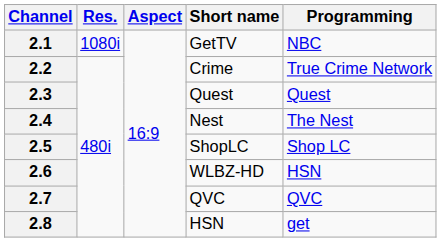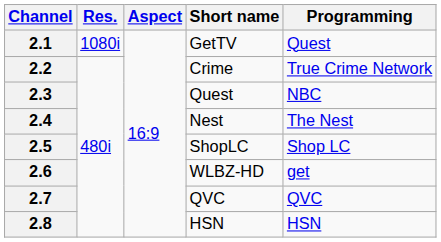(304, 43) NBC -> (309, 43) Quest
(309, 95) Quest -> (304, 95) NBC
(304, 172) HSN -> (298, 172) get
(298, 224) get -> (304, 224) HSN
